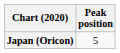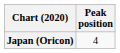(96, 40) 5 -> (96, 40) 4
